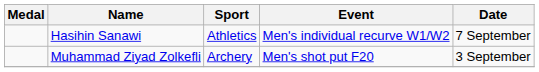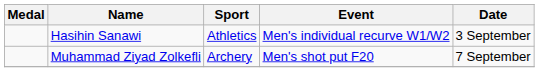(493, 35) 7 September -> (493, 35) 3 September
(493, 56) 3 September -> (493, 56) 7 September
